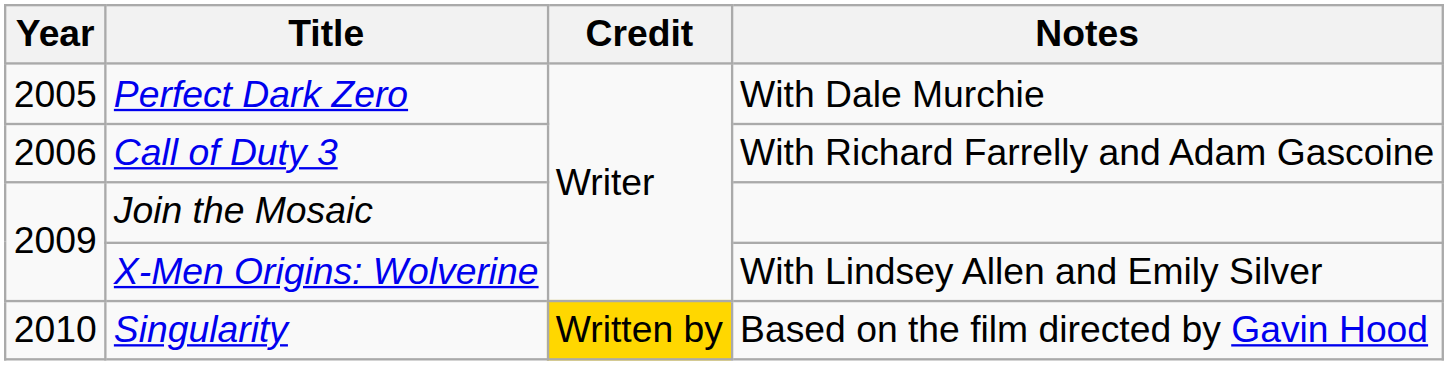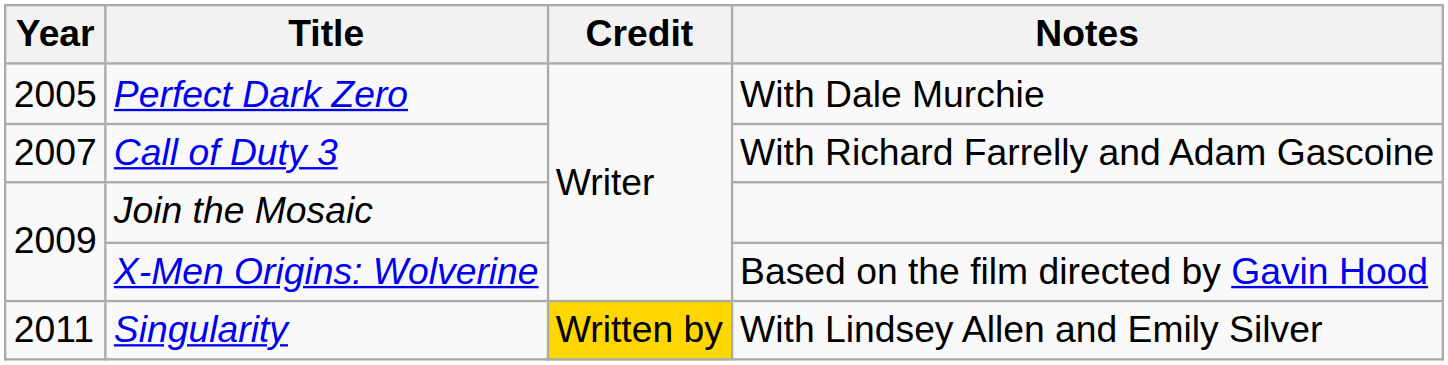(55, 152) 2006 -> (55, 152) 2007
(1031, 270) With Lindsey Allen and Emily Silver -> (1084, 270) Based on the film directed by Gavin Hood
(55, 329) 2010 -> (54, 329) 2011
(1084, 329) Based on the film directed by Gavin Hood -> (1031, 329) With Lindsey Allen and Emily Silver
